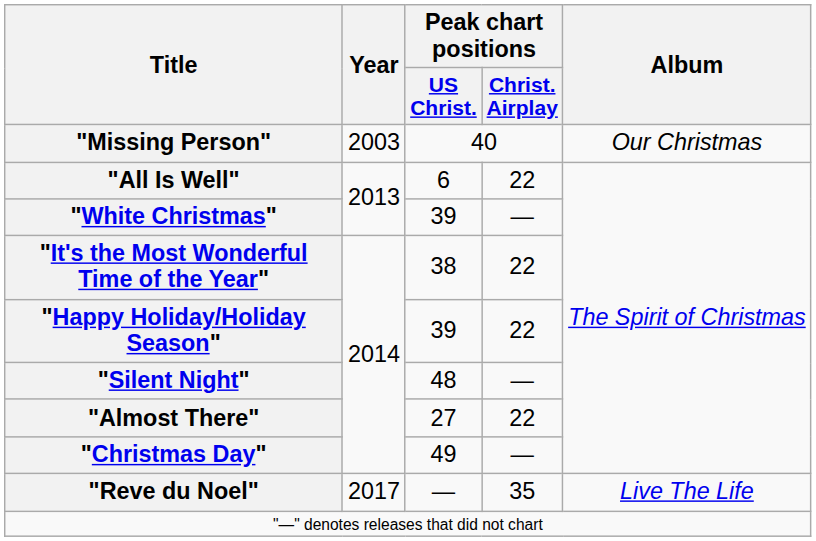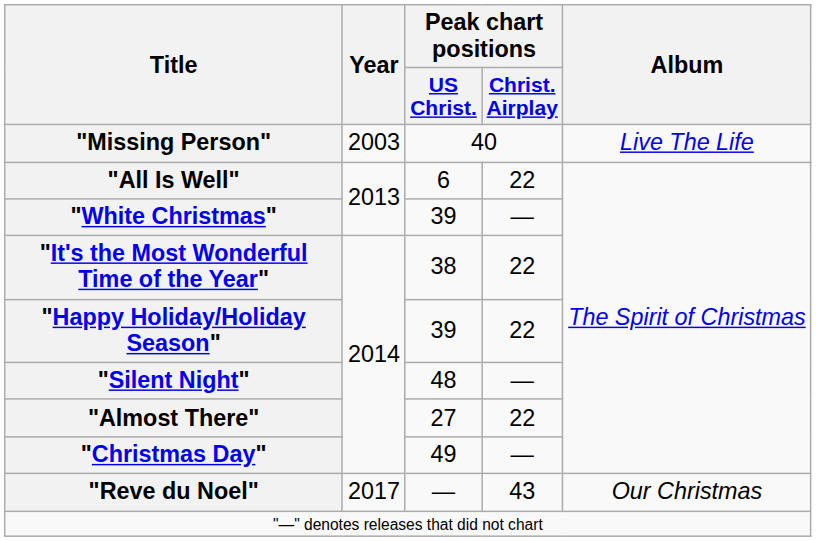(687, 142) Our Christmas -> (687, 142) Live The Life
(522, 491) 35 -> (522, 491) 43
(687, 491) Live The Life -> (687, 491) Our Christmas
